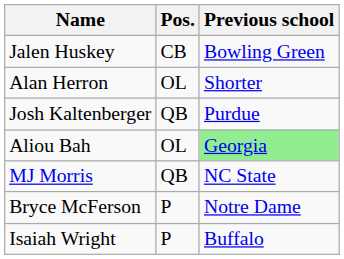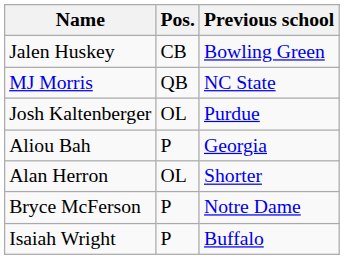rows swapped: (51, 176) <-> (59, 82)
(174, 113) QB -> (174, 113) OL
(174, 144) OL -> (166, 144) P
(236, 144) lightgreen background -> (236, 144) no background
